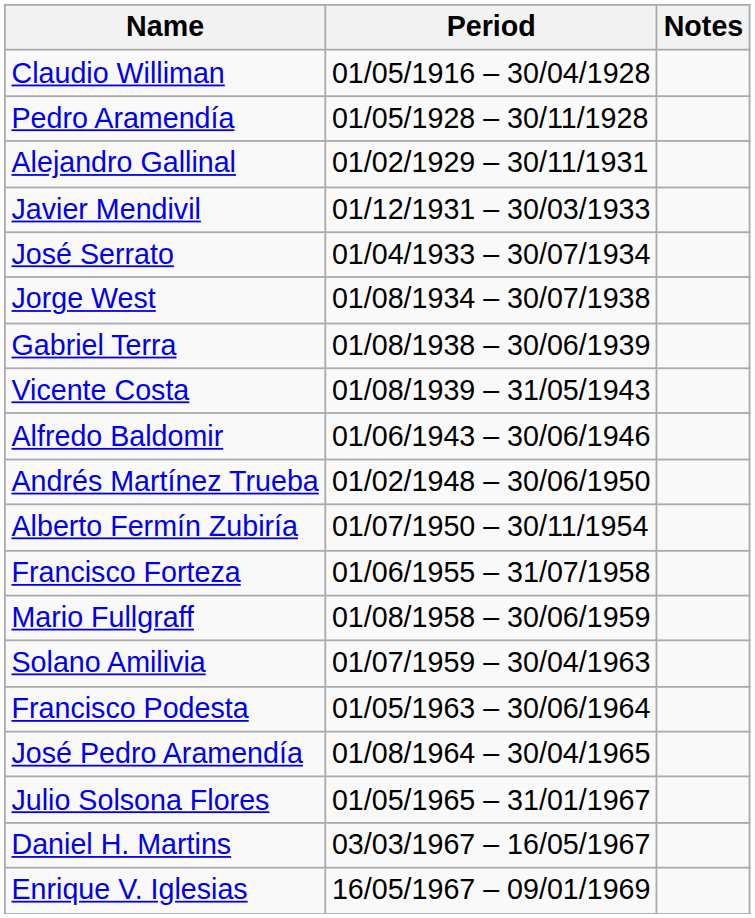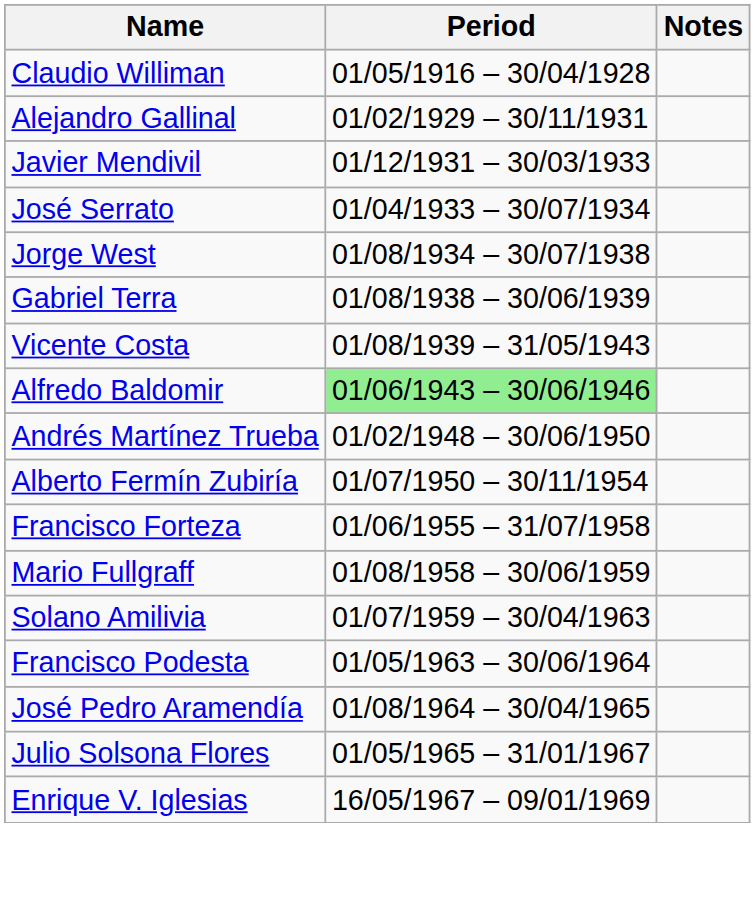- row: (123, 118)
(491, 436) no background -> (491, 390) lightgreen background
- row: (121, 844)
